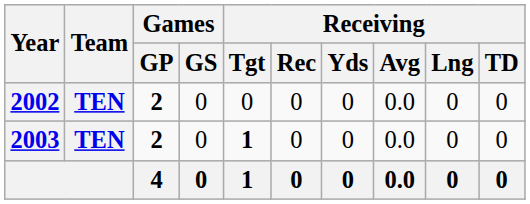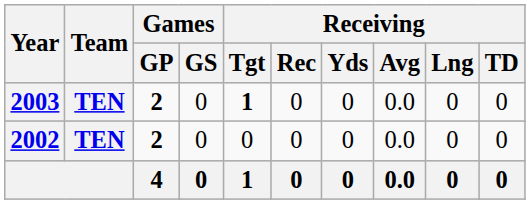rows swapped: (35, 101) <-> (35, 140)
